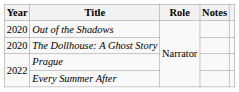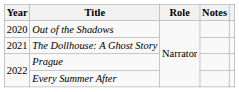(17, 45) 2020 -> (17, 45) 2021
